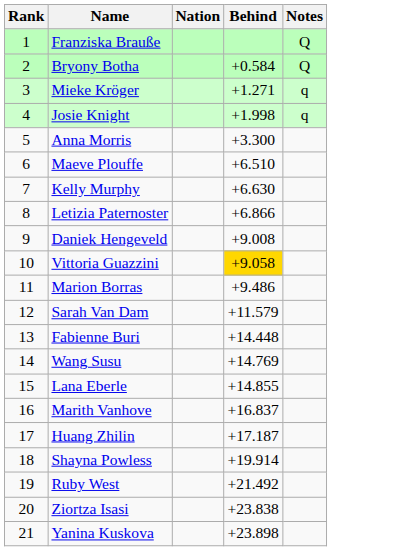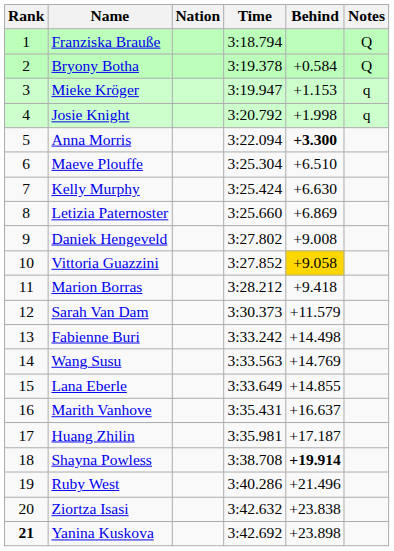+ column: (255, 16)
(253, 90) +1.271 -> (315, 90) +1.153
(253, 139) normal -> (315, 139) bold
(253, 213) +6.866 -> (315, 213) +6.869
(253, 287) +9.486 -> (315, 287) +9.418
(253, 336) +14.448 -> (315, 336) +14.498
(253, 410) +16.837 -> (315, 410) +16.637
(253, 459) normal -> (315, 459) bold
(253, 484) +21.492 -> (315, 484) +21.496
(26, 533) normal -> (26, 533) bold
